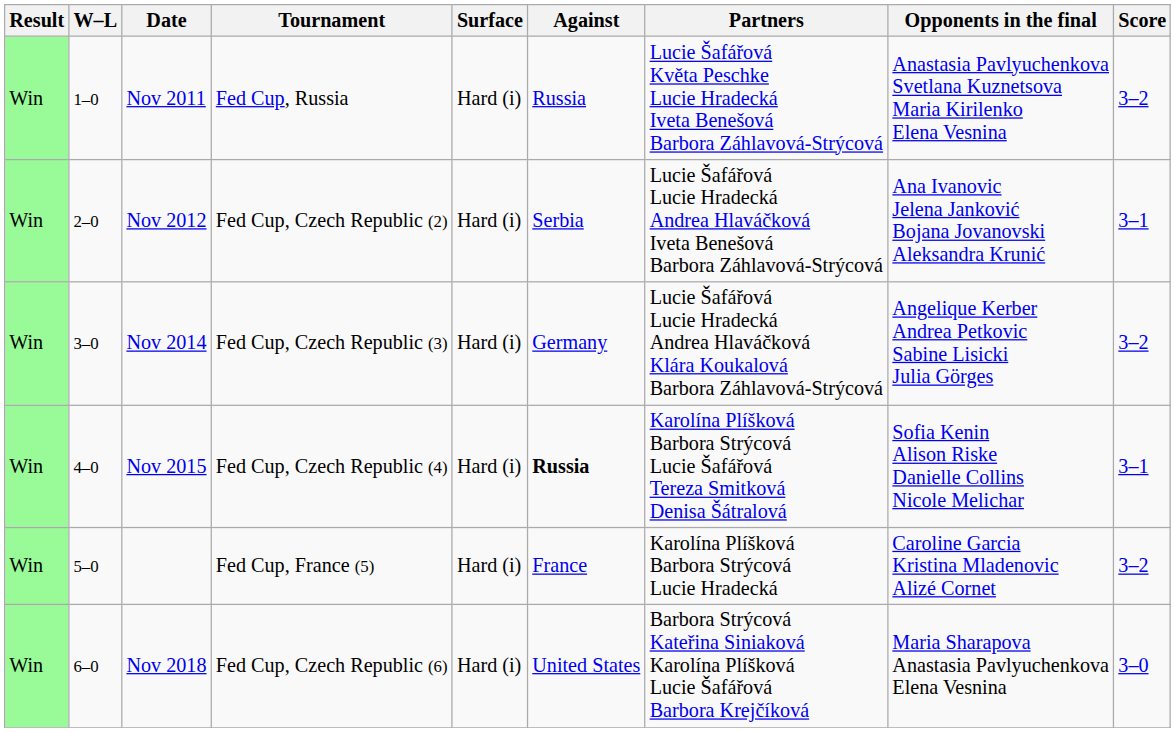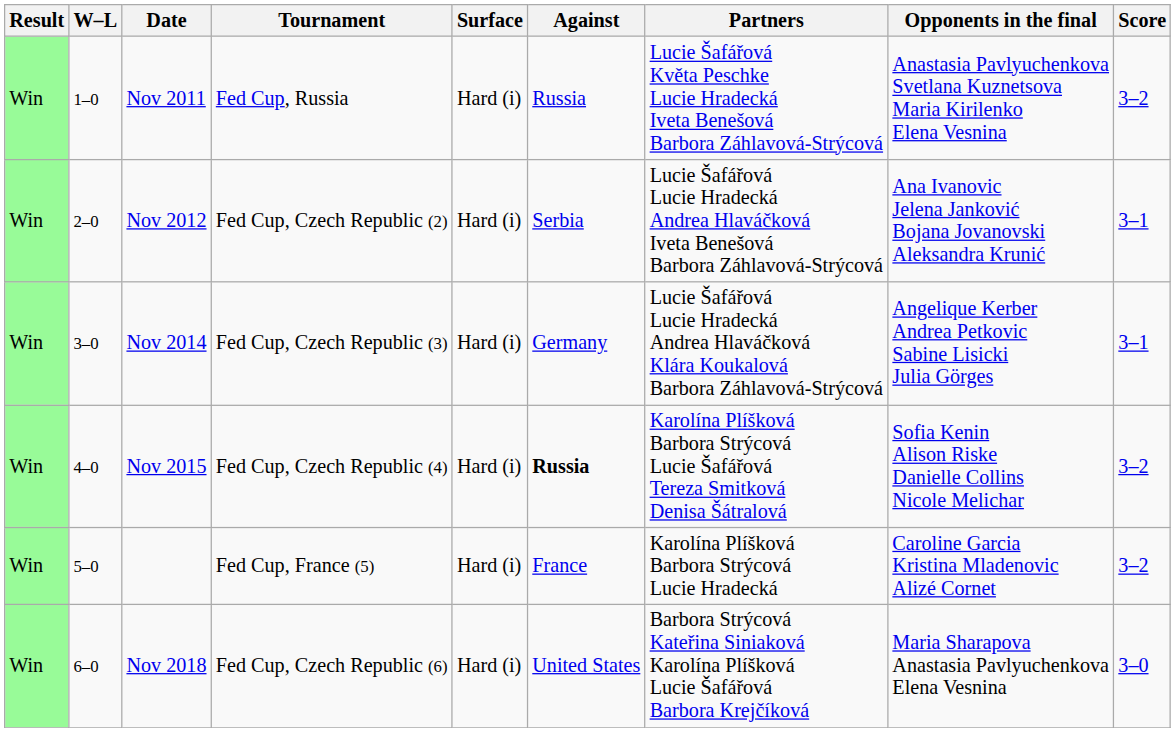(1133, 343) 3–2 -> (1133, 343) 3–1
(1133, 465) 3–1 -> (1133, 465) 3–2
